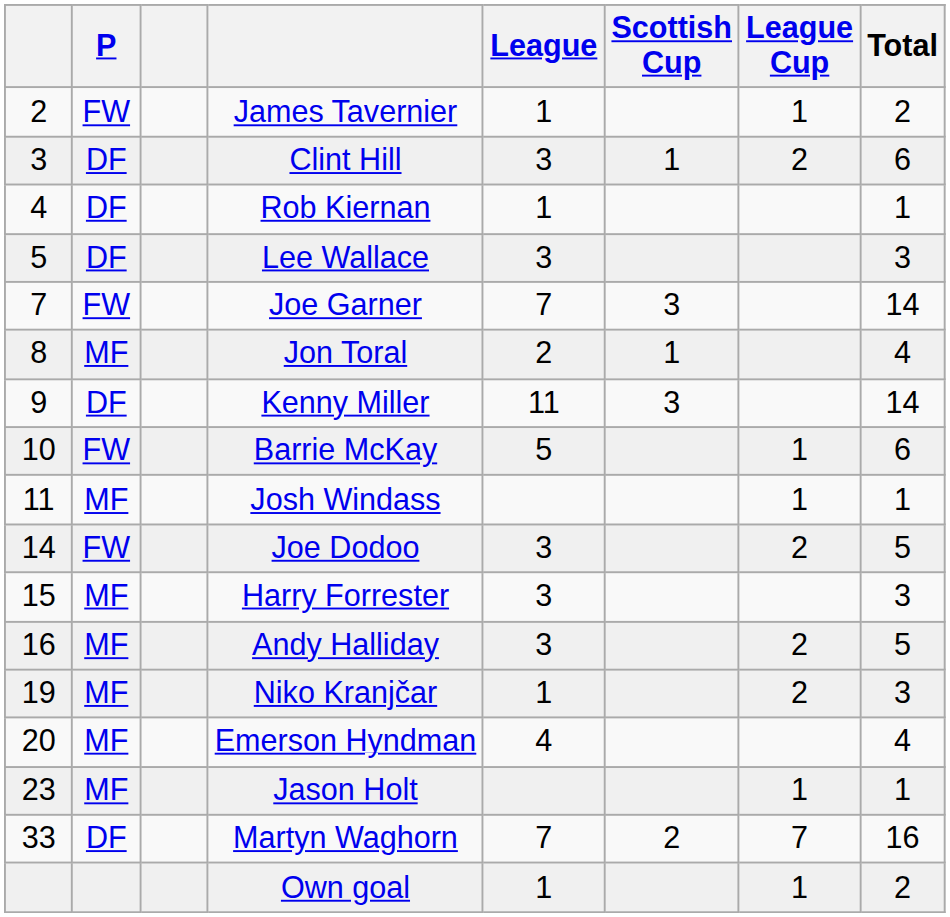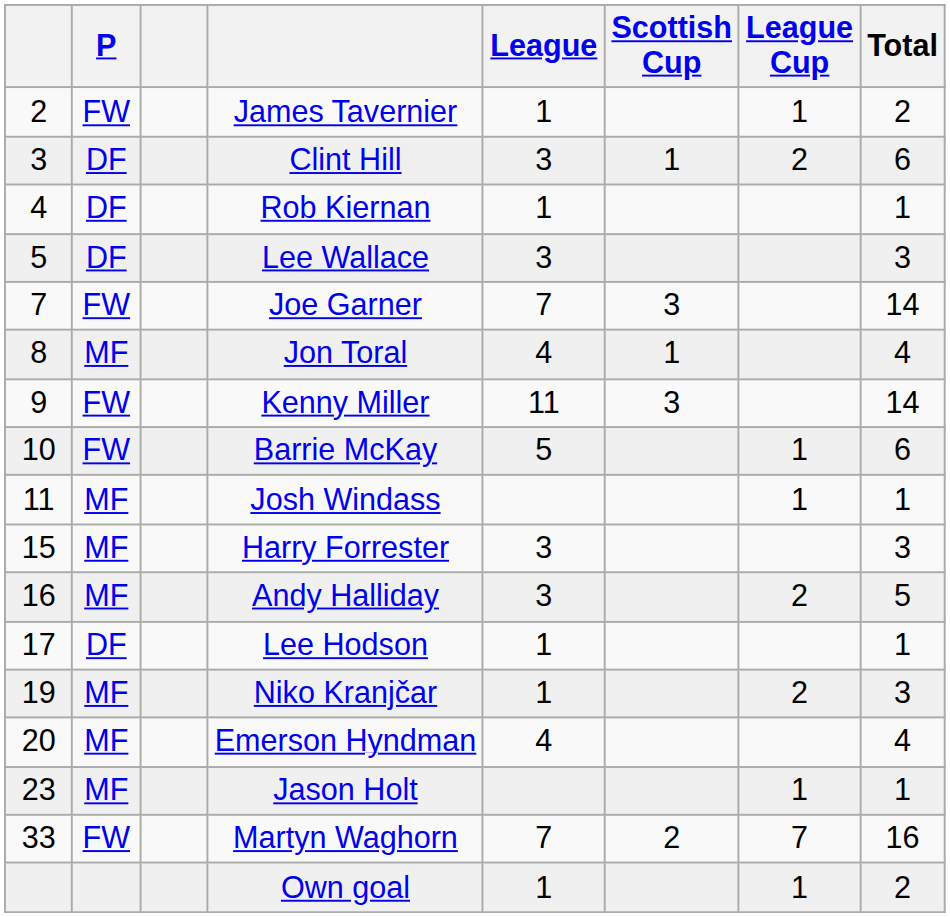(544, 353) 2 -> (544, 353) 4
(106, 402) DF -> (106, 402) FW
- row: (345, 547)
+ row: (345, 644)
(106, 838) DF -> (106, 838) FW
